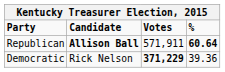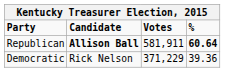(164, 44) 571,911 -> (164, 44) 581,911
(164, 59) bold -> (164, 59) normal
